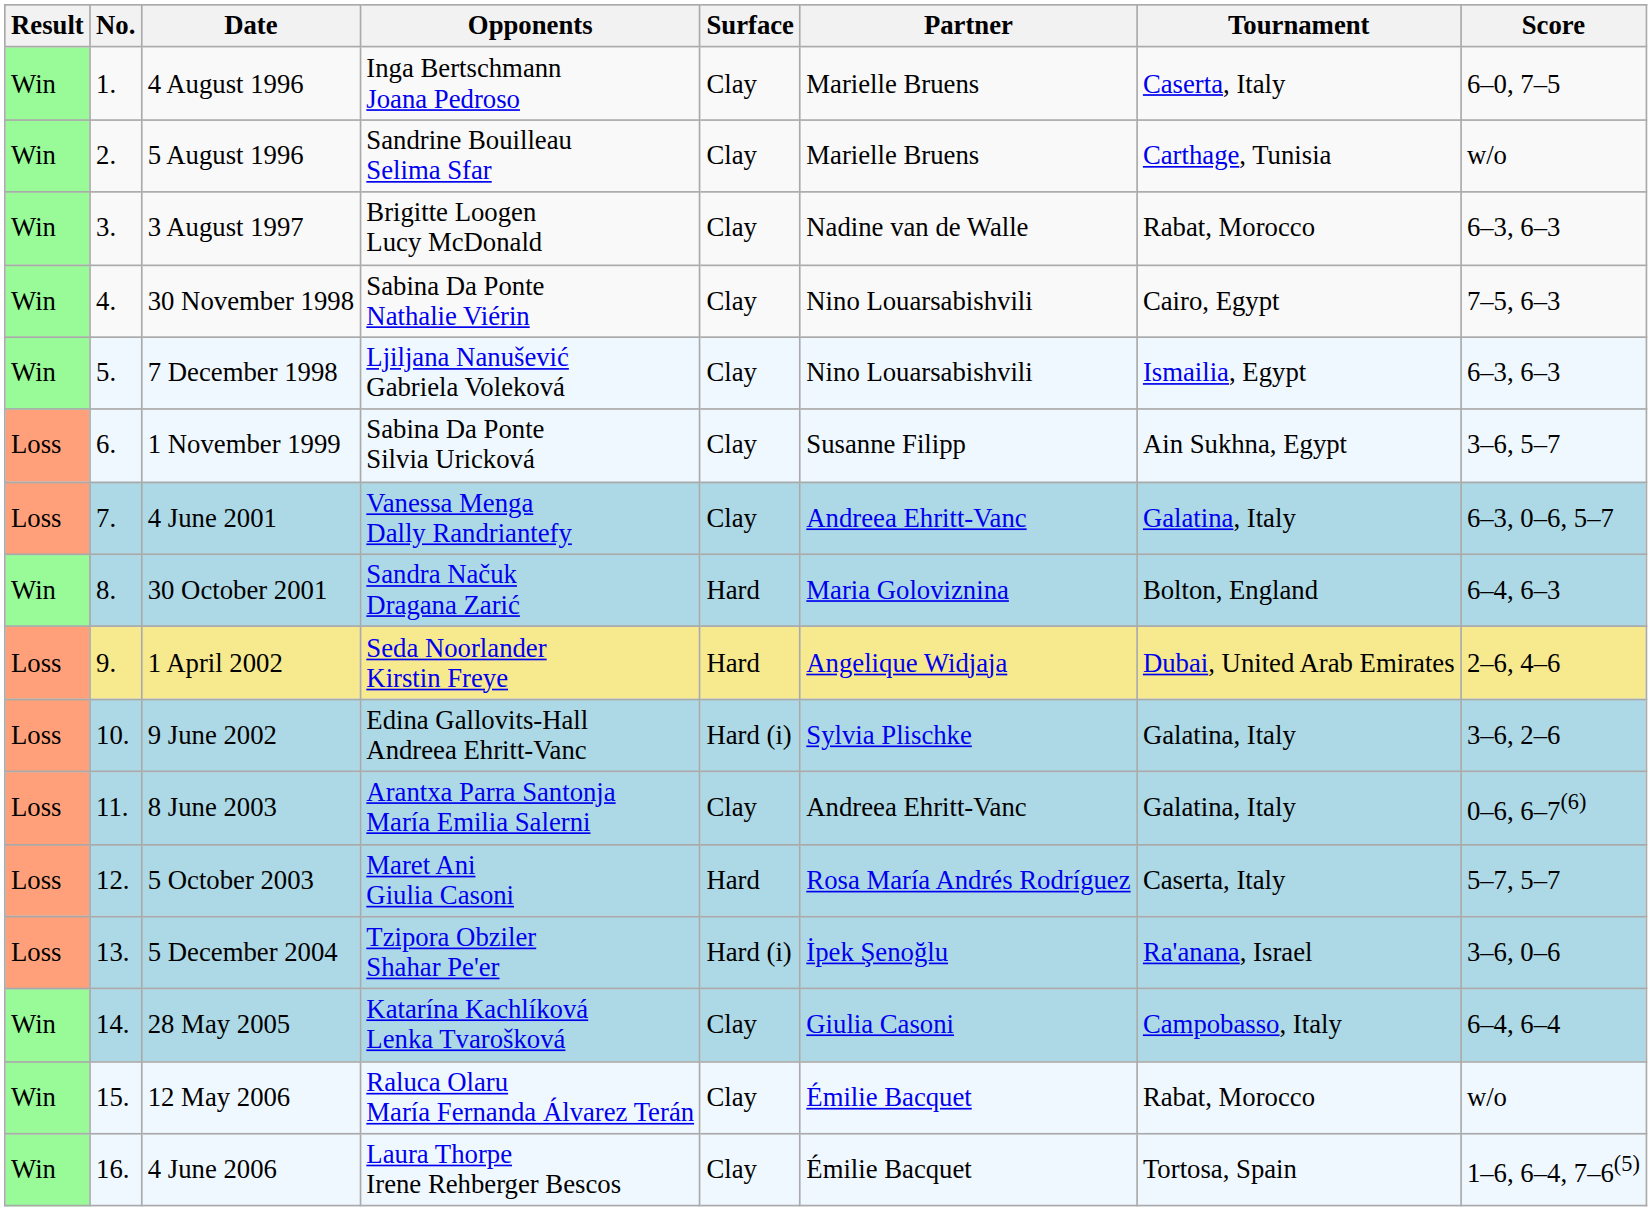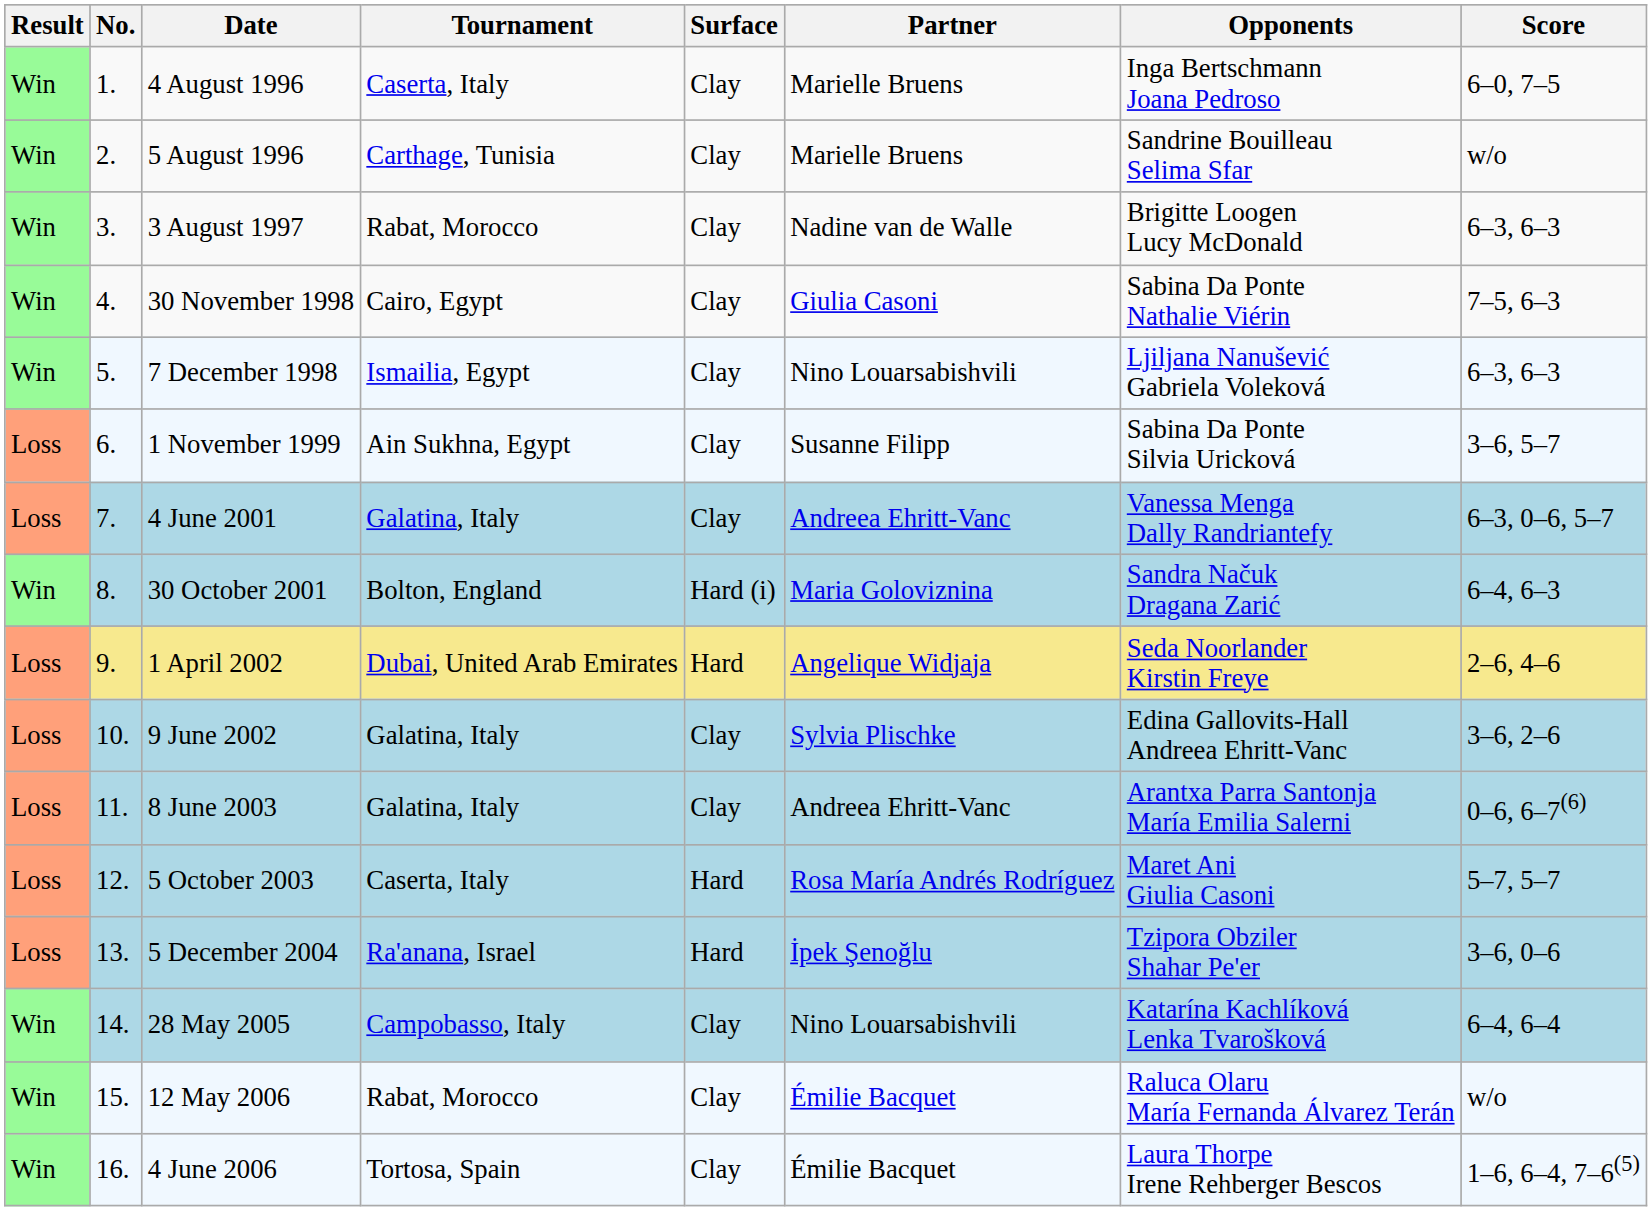columns swapped: (1299, 25) <-> (530, 25)
(919, 300) Nino Louarsabishvili -> (864, 300) Giulia Casoni
(733, 590) Hard -> (733, 590) Hard (i)
(749, 735) Hard (i) -> (716, 735) Clay
(749, 952) Hard (i) -> (717, 952) Hard
(880, 1024) Giulia Casoni -> (903, 1024) Nino Louarsabishvili
